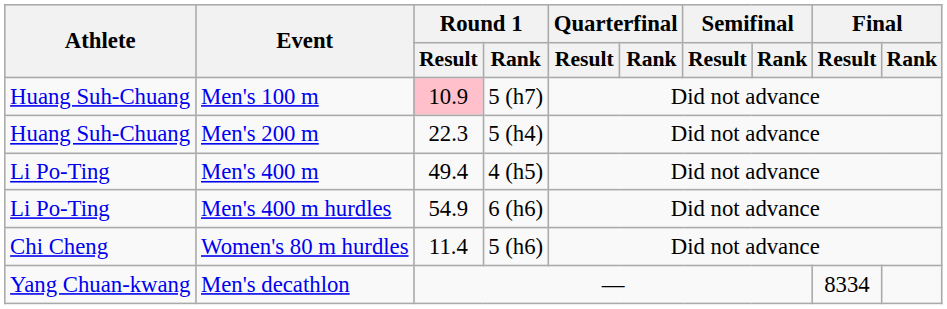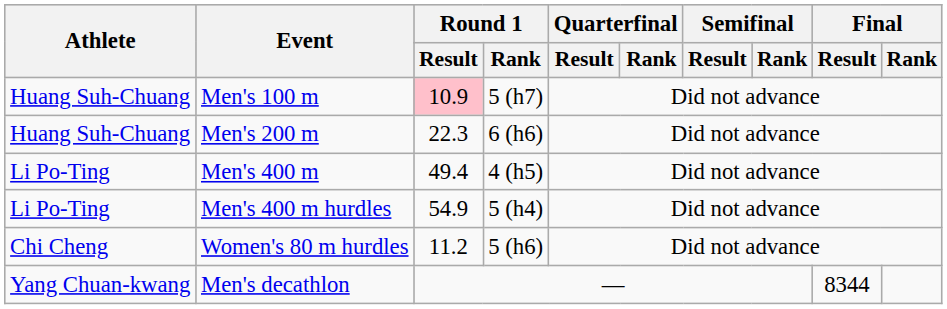(516, 134) 5 (h4) -> (516, 134) 6 (h6)
(516, 209) 6 (h6) -> (516, 209) 5 (h4)
(448, 246) 11.4 -> (448, 246) 11.2
(847, 284) 8334 -> (847, 284) 8344
